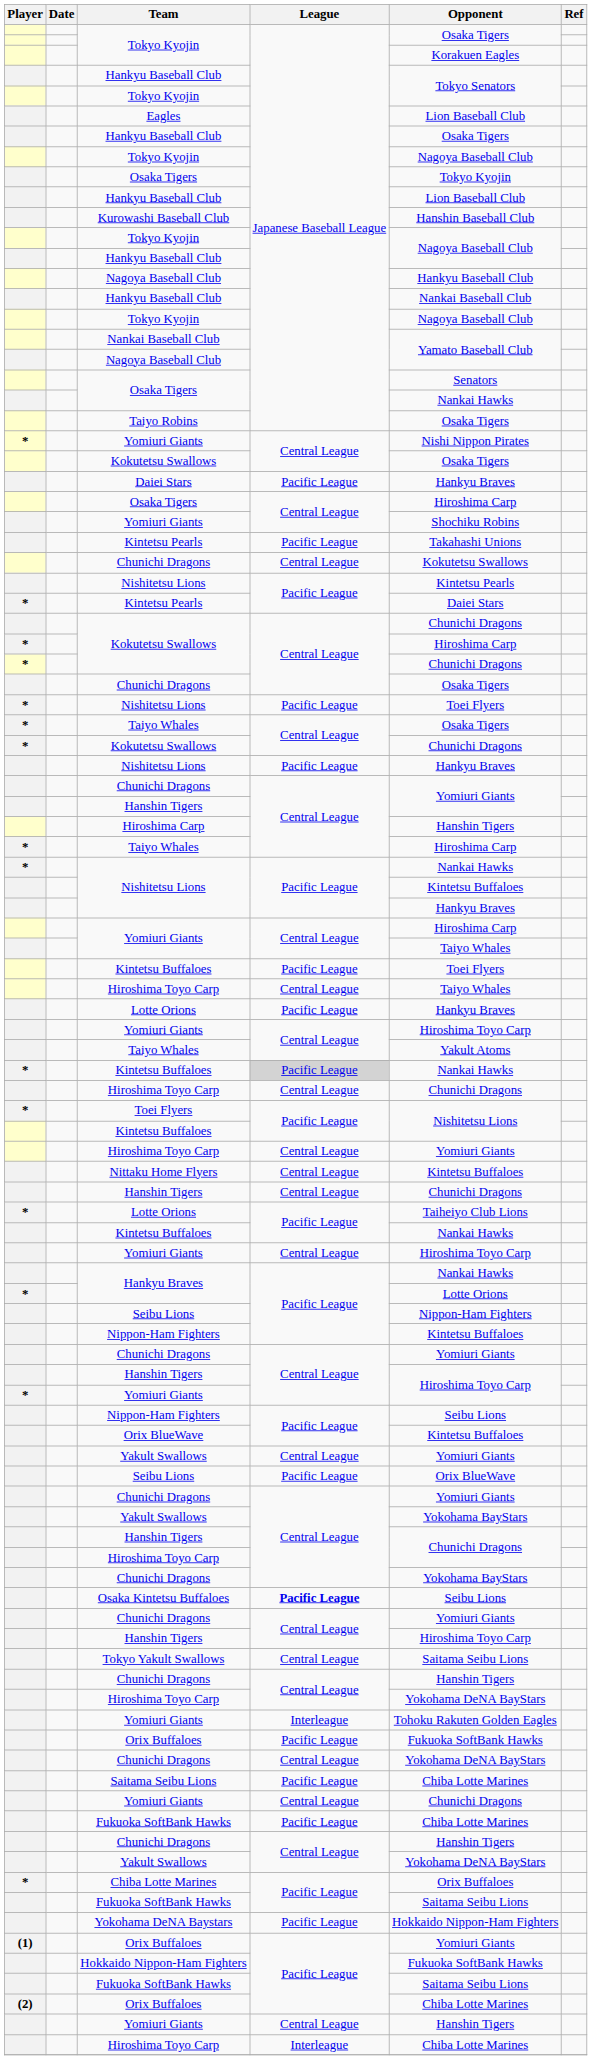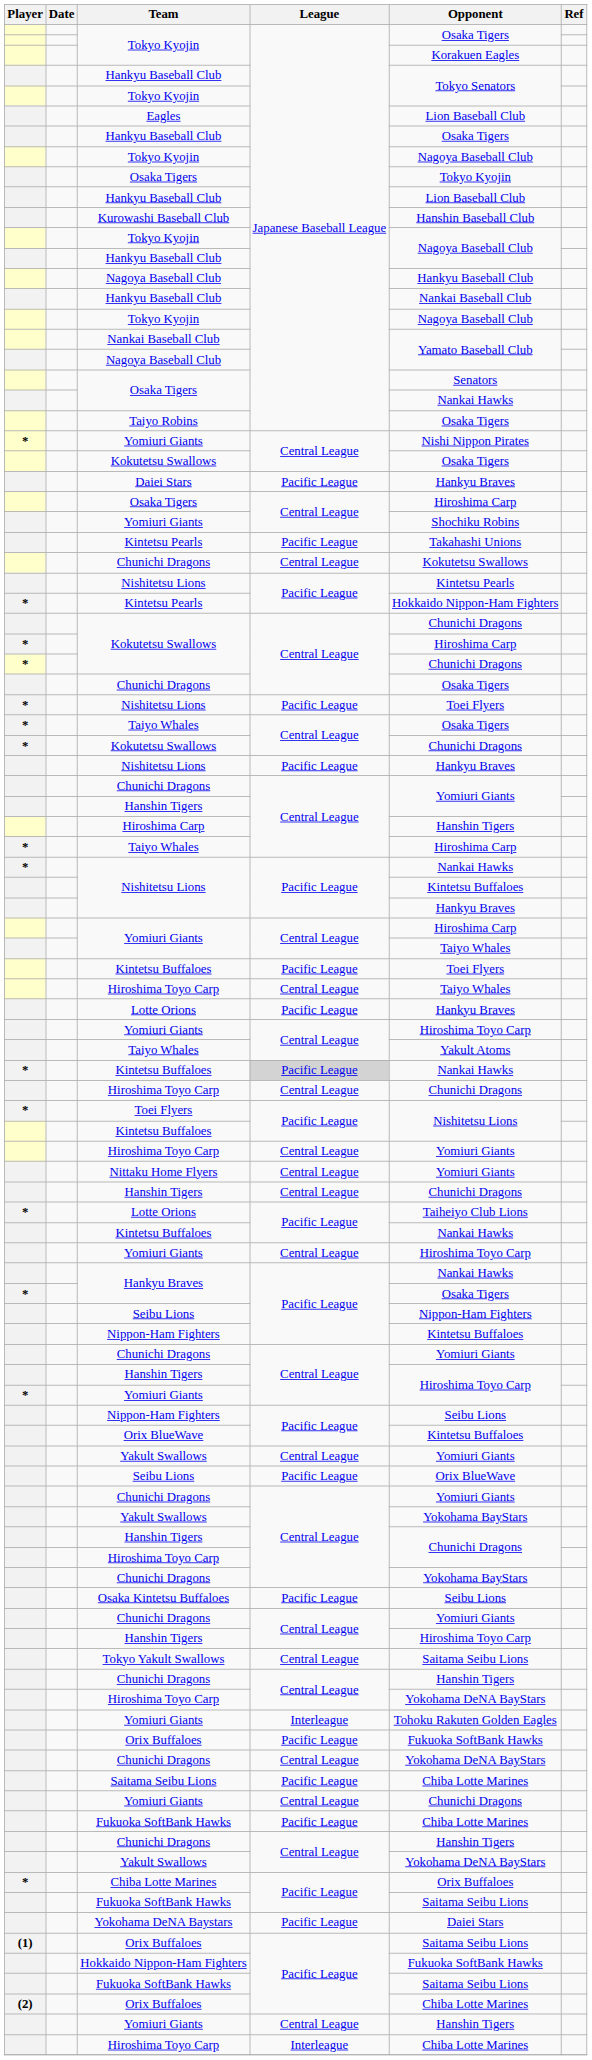(475, 603) Daiei Stars -> (475, 603) Hokkaido Nippon-Ham Fighters
(475, 1171) Kintetsu Buffaloes -> (475, 1171) Yomiuri Giants
(475, 1293) Lotte Orions -> (475, 1293) Osaka Tigers
(319, 1598) bold -> (319, 1598) normal
(475, 1922) Hokkaido Nippon-Ham Fighters -> (475, 1922) Daiei Stars
(475, 1943) Yomiuri Giants -> (475, 1943) Saitama Seibu Lions
